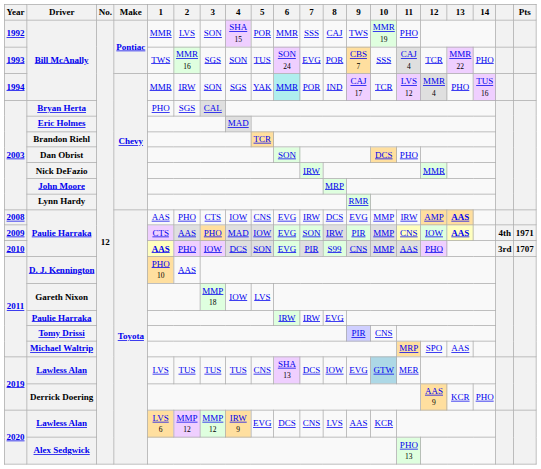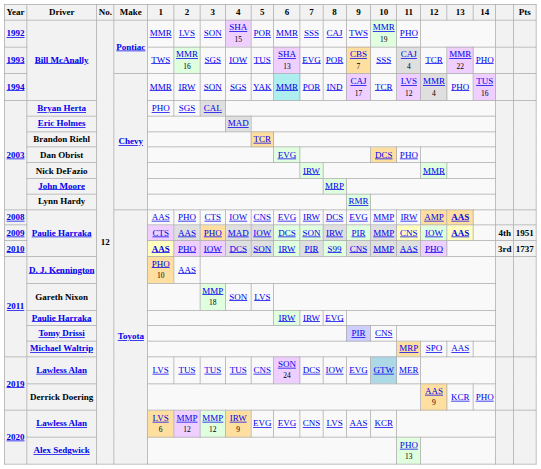(238, 60) SON -> (238, 60) IOW
(287, 59) SON 24 -> (287, 59) SHA 13
(287, 155) SON -> (287, 155) EVG
(287, 233) EVG -> (287, 233) DCS
(525, 233) 1971 -> (525, 233) 1951
(287, 248) EVG -> (287, 248) IRW
(525, 248) 1707 -> (525, 248) 1737
(238, 296) IOW -> (238, 296) SON
(287, 369) SHA 13 -> (287, 369) SON 24
(287, 423) DCS -> (287, 423) EVG
